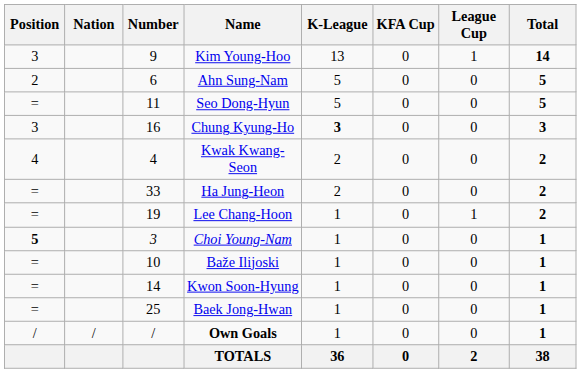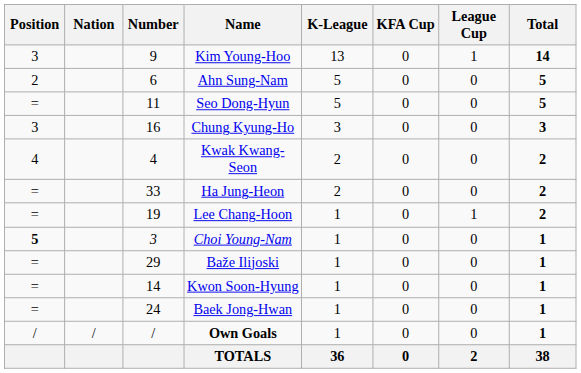(337, 127) bold -> (337, 127) normal
(153, 262) 10 -> (153, 262) 29
(153, 309) 25 -> (153, 309) 24
